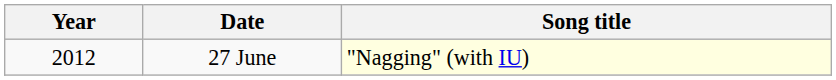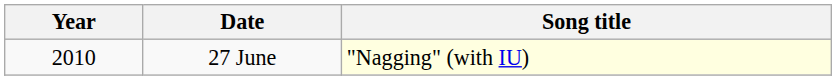(74, 57) 2012 -> (74, 57) 2010
